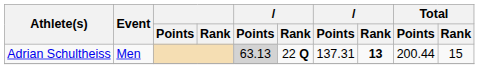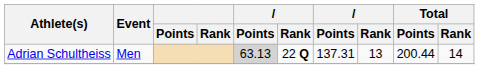(376, 53) bold -> (376, 53) normal
(456, 53) 15 -> (456, 53) 14
